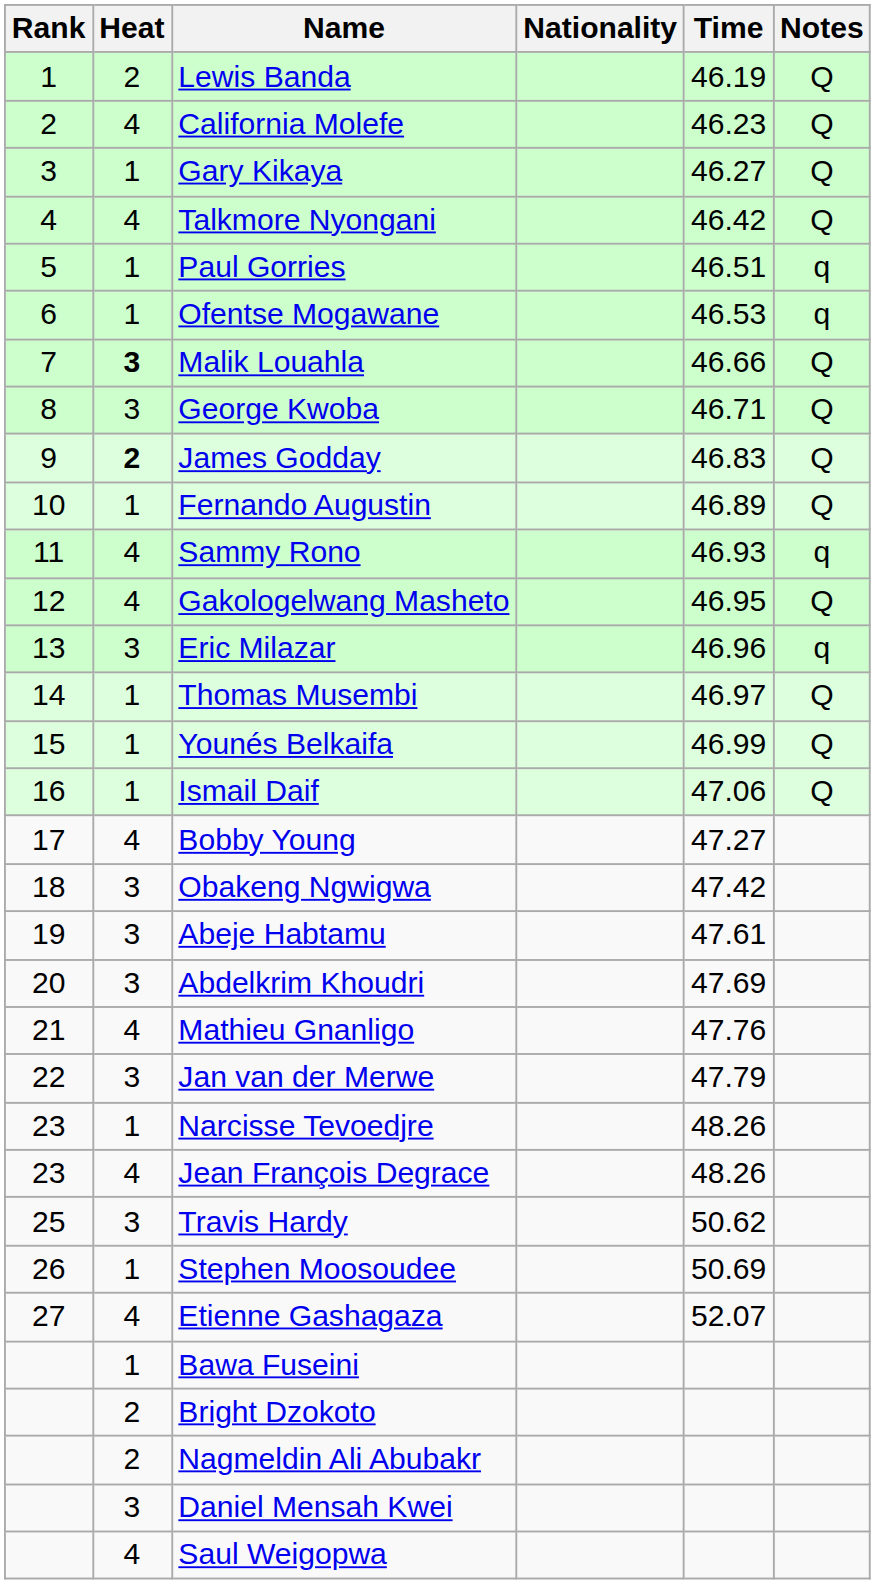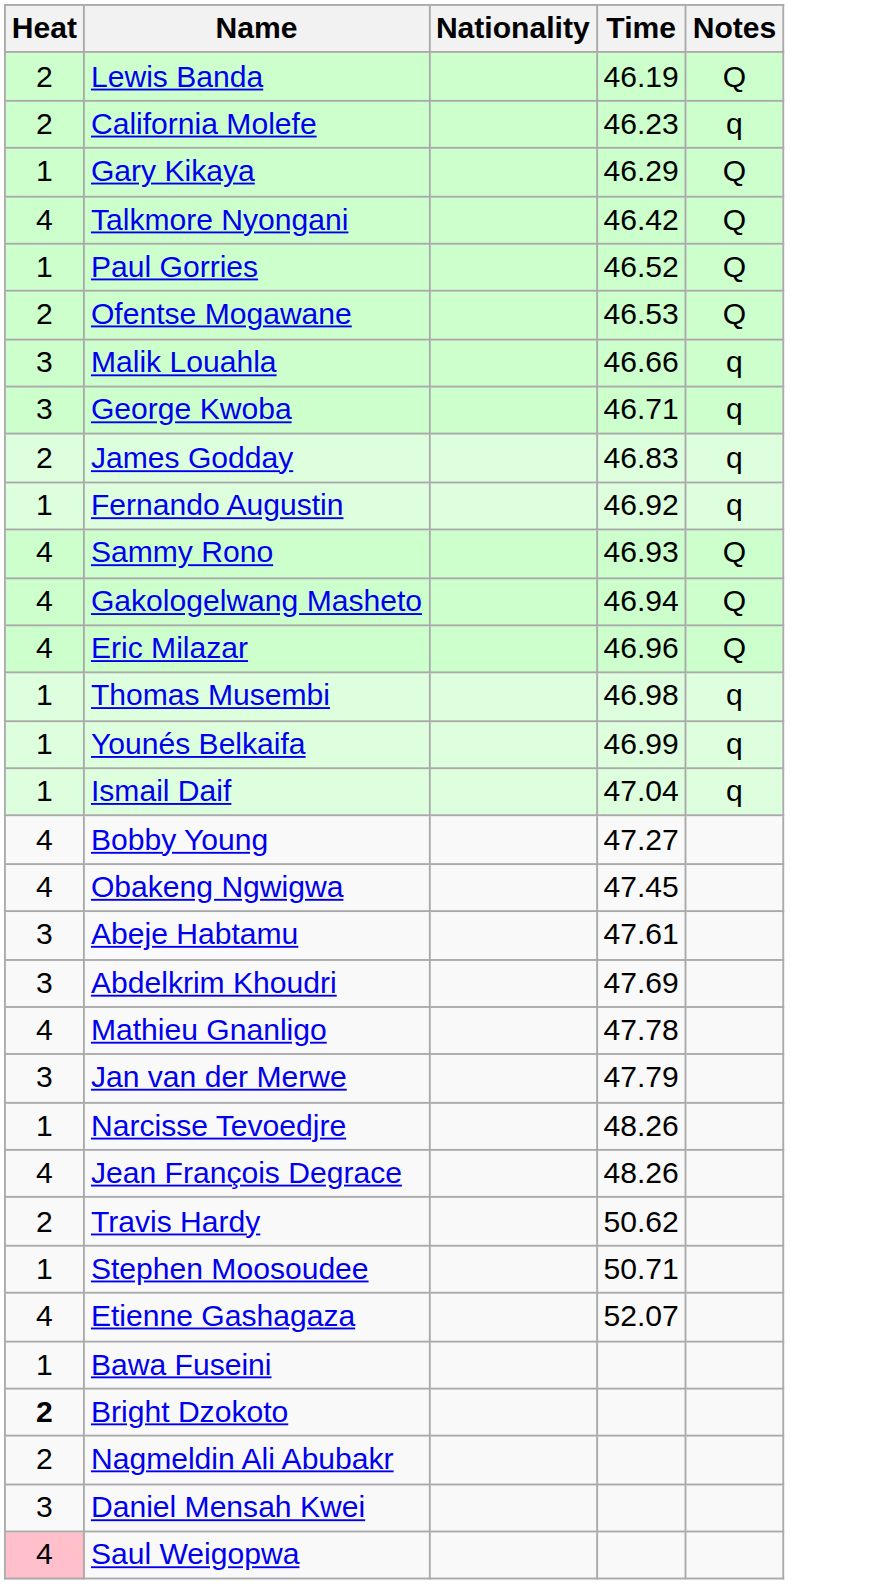- column: (49, 28)
(132, 123) 4 -> (44, 123) 2
(822, 123) Q -> (734, 123) q
(729, 171) 46.27 -> (641, 171) 46.29
(729, 266) 46.51 -> (641, 266) 46.52
(822, 266) q -> (734, 266) Q
(132, 314) 1 -> (44, 314) 2
(822, 314) q -> (734, 314) Q
(132, 362) bold -> (44, 362) normal
(822, 362) Q -> (734, 362) q
(822, 409) Q -> (734, 409) q
(132, 457) bold -> (44, 457) normal
(822, 457) Q -> (734, 457) q
(729, 505) 46.89 -> (641, 505) 46.92
(822, 505) Q -> (734, 505) q
(822, 553) q -> (734, 553) Q
(729, 600) 46.95 -> (641, 600) 46.94
(132, 648) 3 -> (44, 648) 4
(822, 648) q -> (734, 648) Q
(729, 696) 46.97 -> (641, 696) 46.98
(822, 696) Q -> (734, 696) q
(822, 743) Q -> (734, 743) q
(729, 791) 47.06 -> (641, 791) 47.04
(822, 791) Q -> (734, 791) q
(132, 887) 3 -> (44, 887) 4
(729, 887) 47.42 -> (641, 887) 47.45
(729, 1030) 47.76 -> (641, 1030) 47.78
(132, 1220) 3 -> (44, 1220) 2
(729, 1268) 50.69 -> (641, 1268) 50.71
(132, 1411) normal -> (44, 1411) bold
(132, 1554) no background -> (44, 1554) pink background
